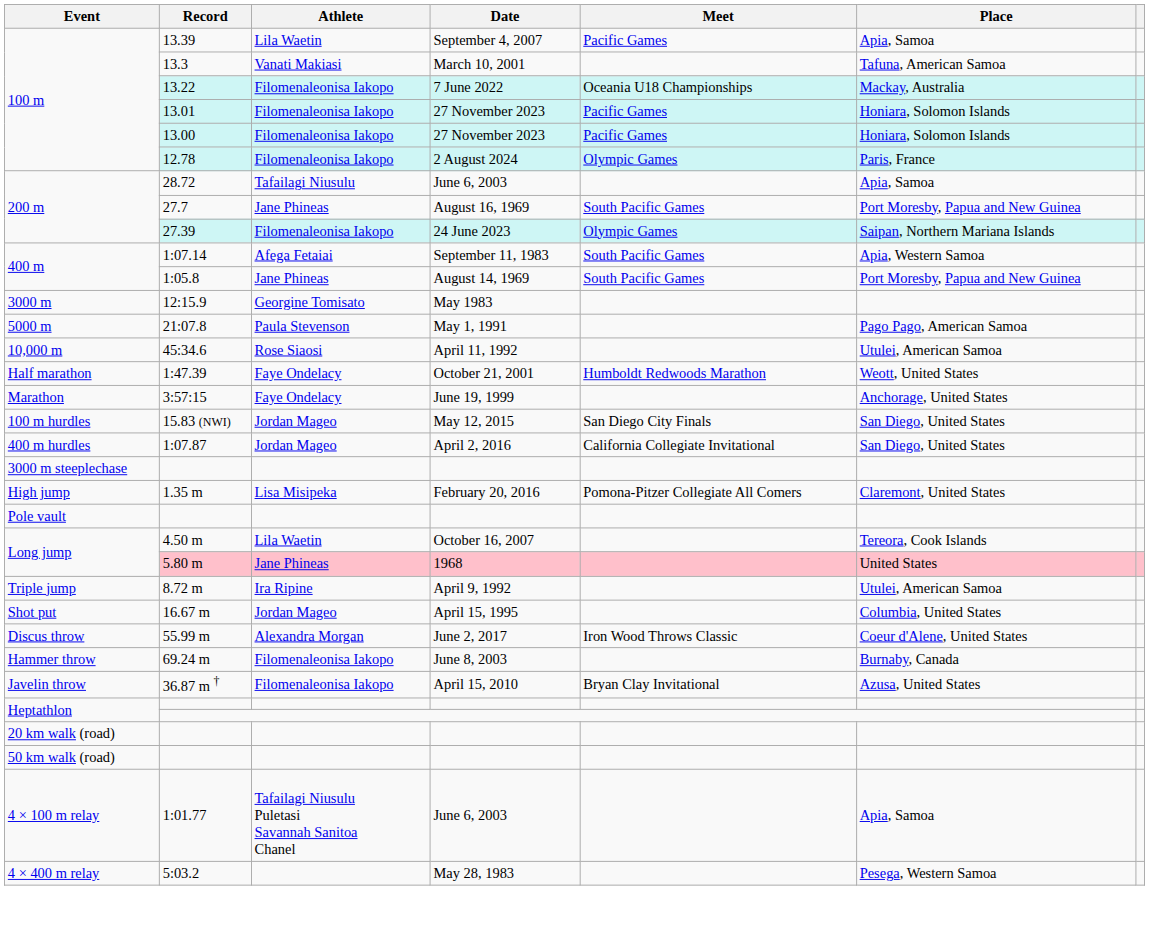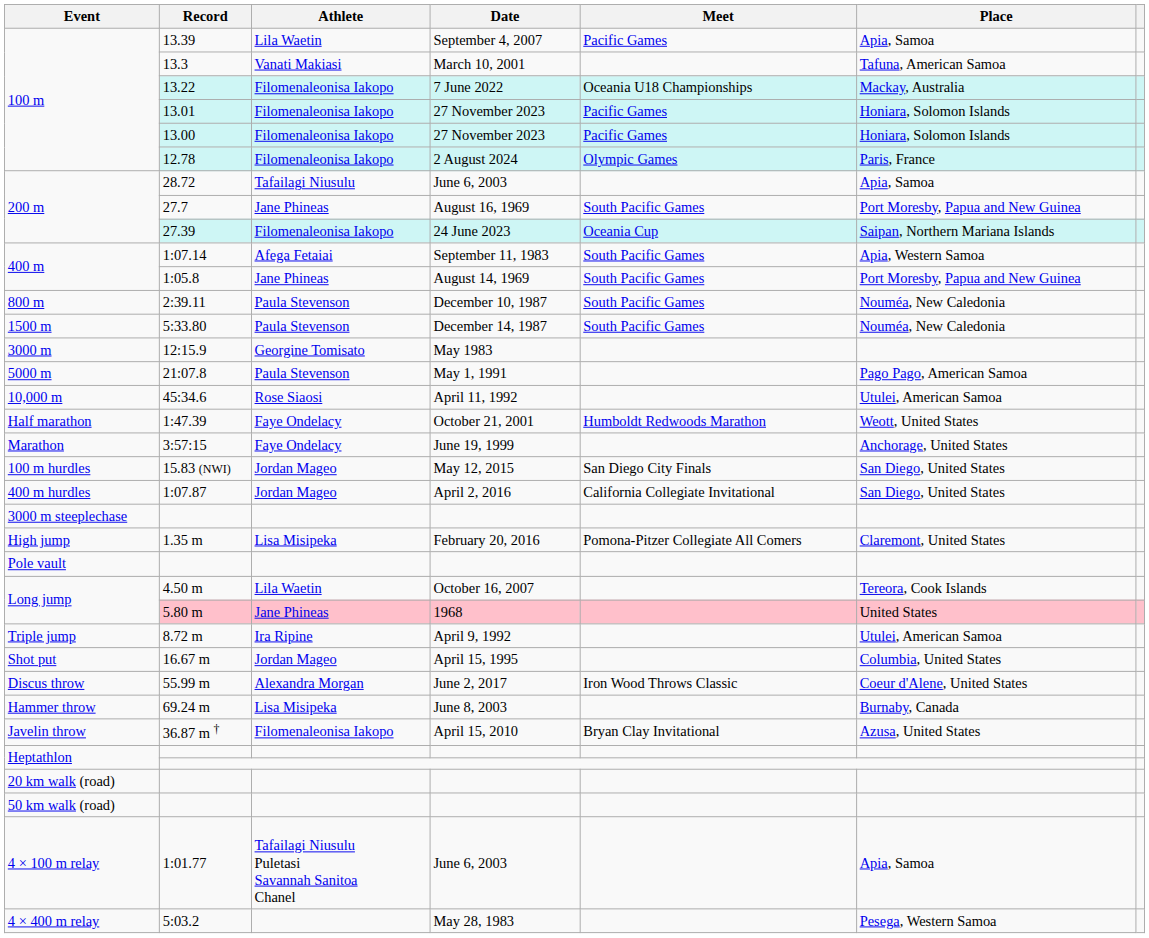(630, 230) Olympic Games -> (621, 230) Oceania Cup
+ row: (26, 302)
+ row: (30, 326)
(324, 659) Filomenaleonisa Iakopo -> (296, 707) Lisa Misipeka
